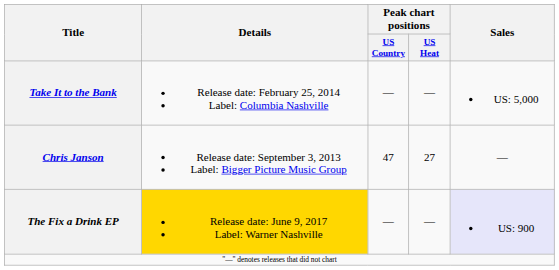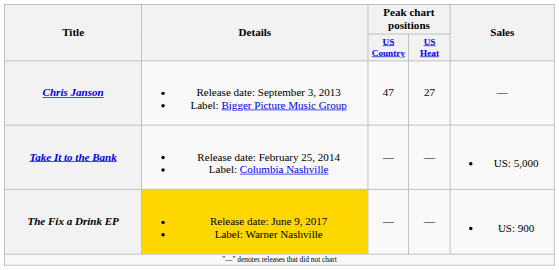rows swapped: (73, 157) <-> (73, 93)
(502, 228) lavender background -> (502, 228) no background
